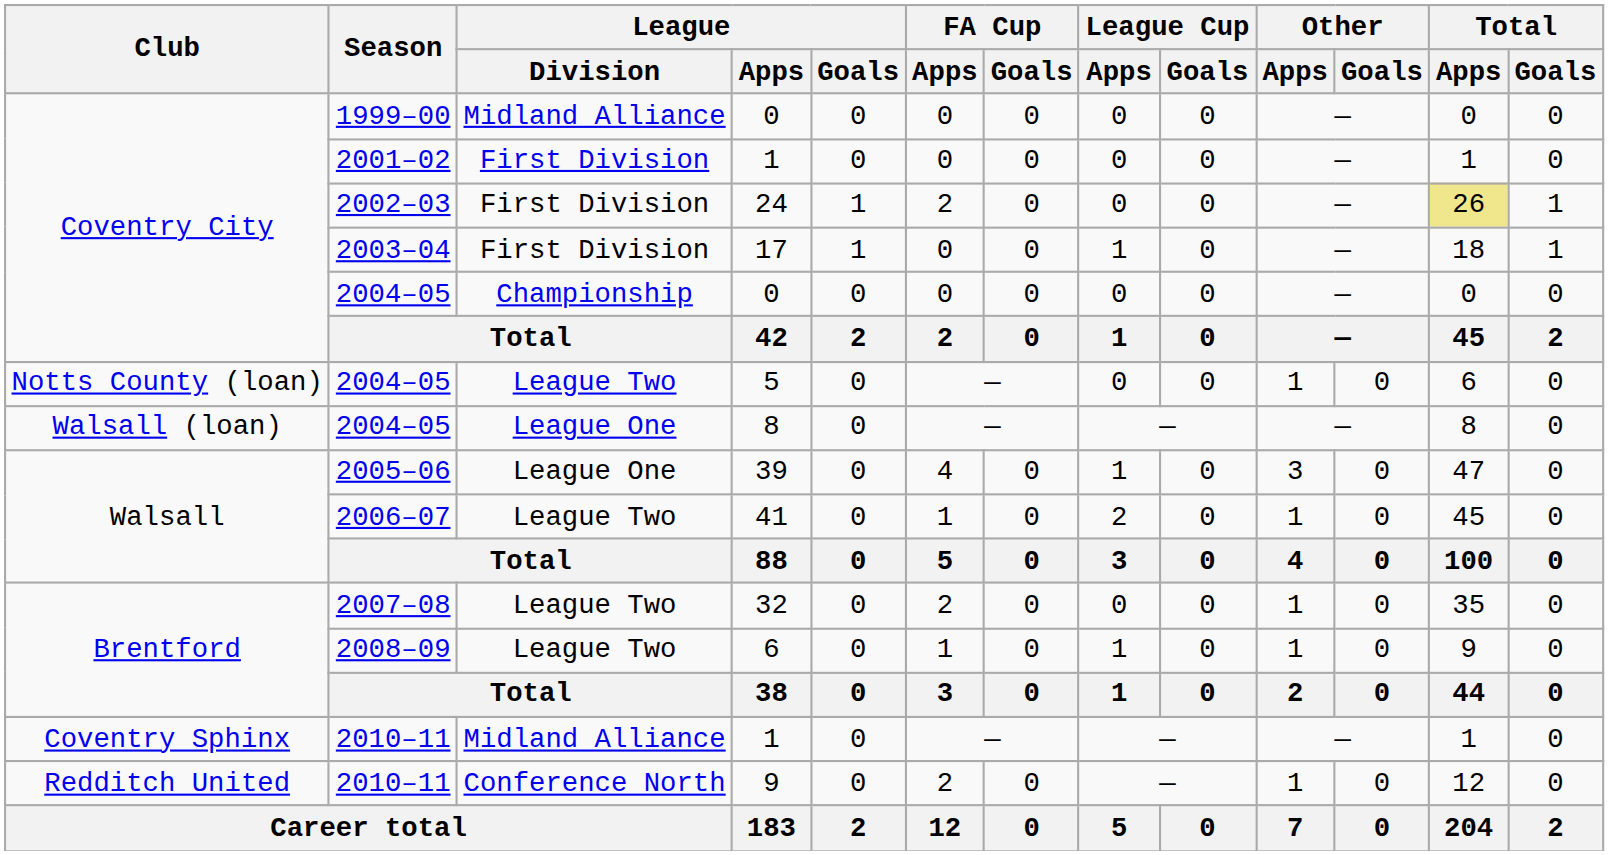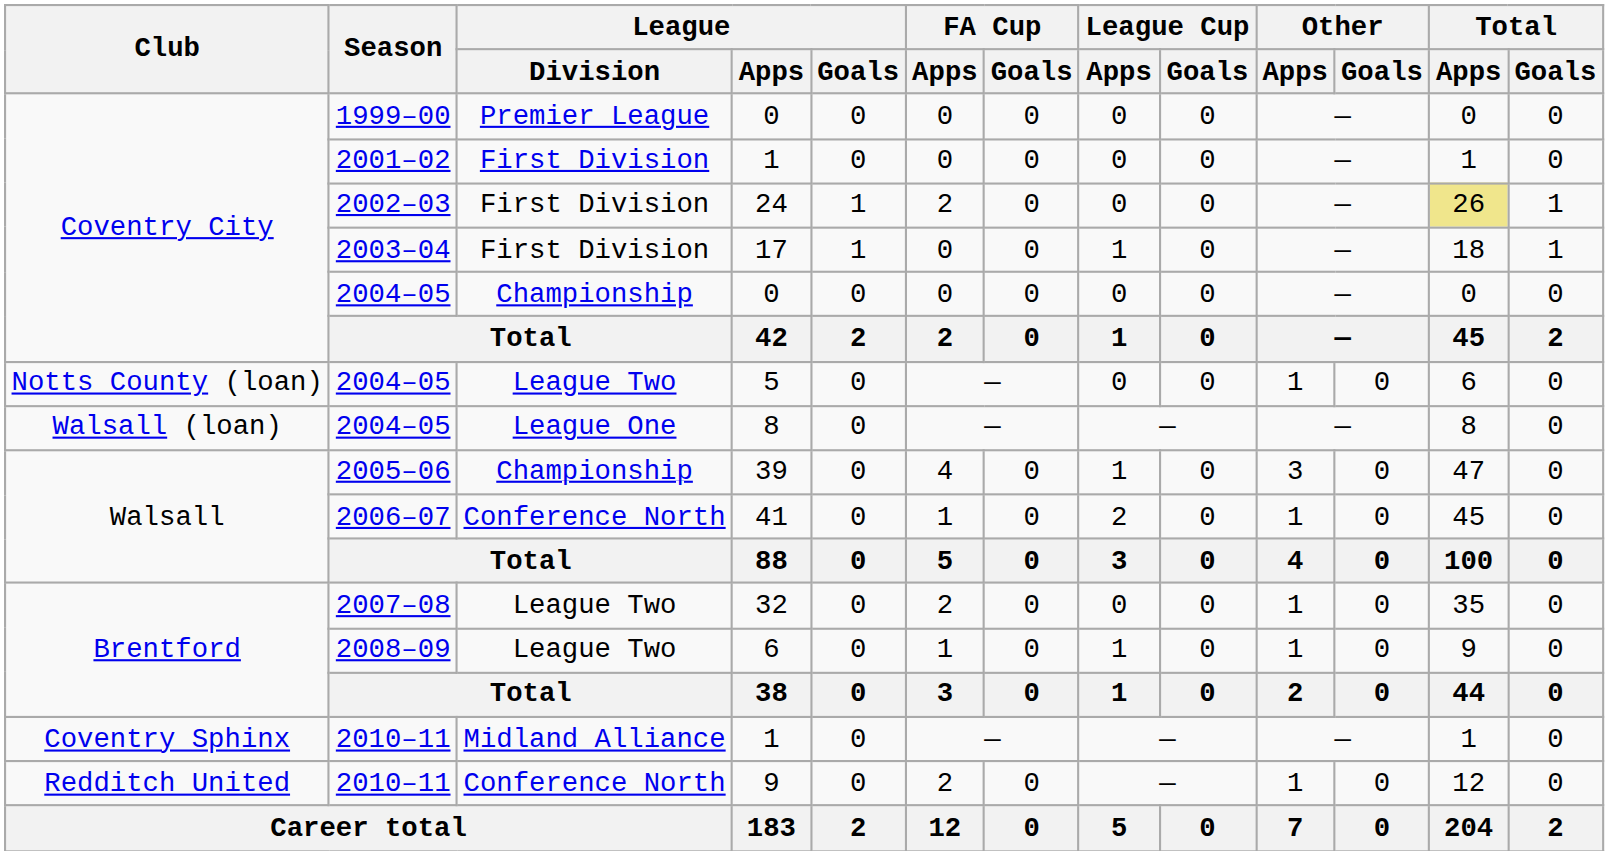(595, 116) Midland Alliance -> (595, 116) Premier League
(595, 472) League One -> (595, 472) Championship
(595, 517) League Two -> (595, 517) Conference North
